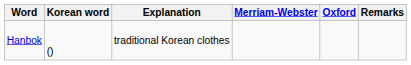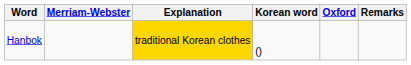columns swapped: (78, 12) <-> (276, 12)
(172, 40) no background -> (193, 40) gold background
